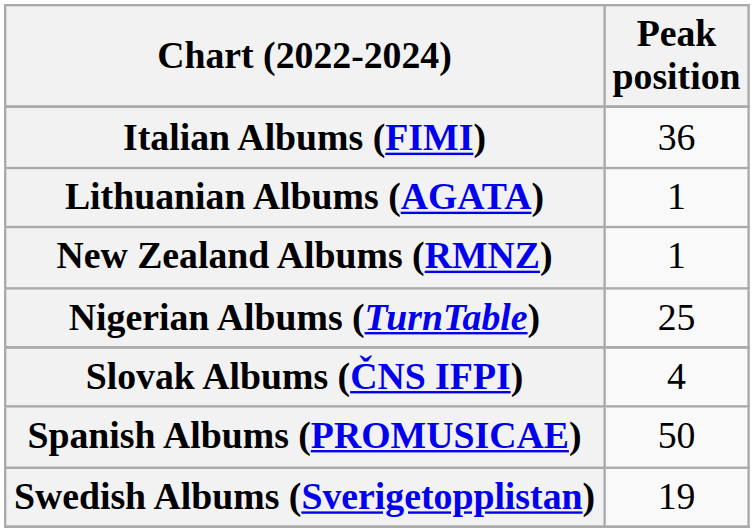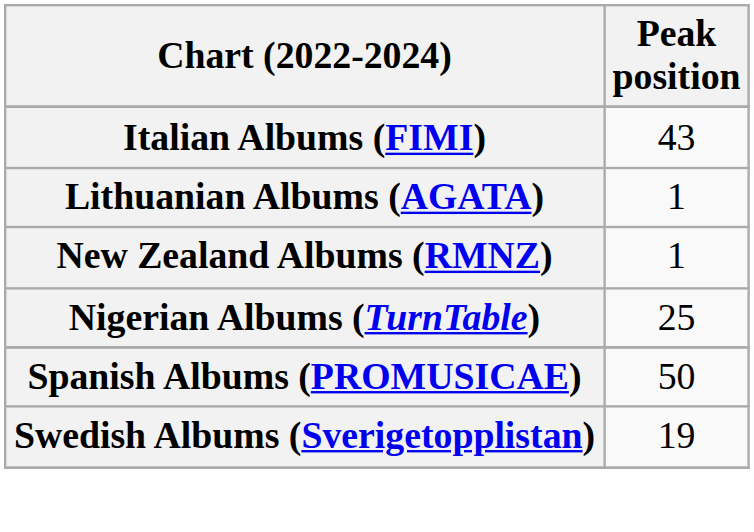(677, 136) 36 -> (677, 136) 43
- row: (304, 376)
